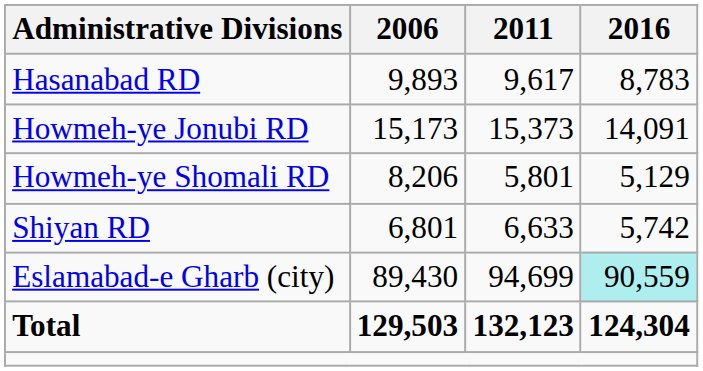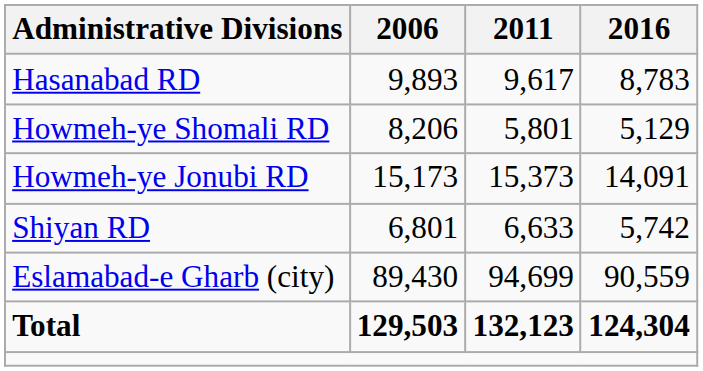rows swapped: (160, 128) <-> (171, 177)
(647, 276) paleturquoise background -> (647, 276) no background
